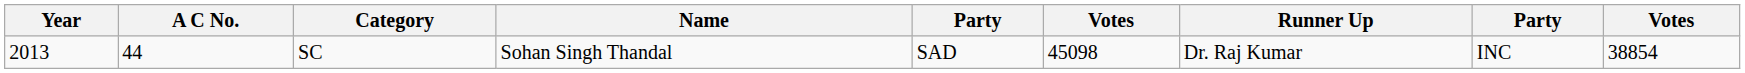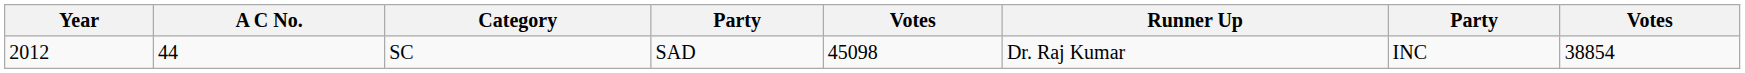- column: (704, 20)
(29, 52) 2013 -> (29, 52) 2012
